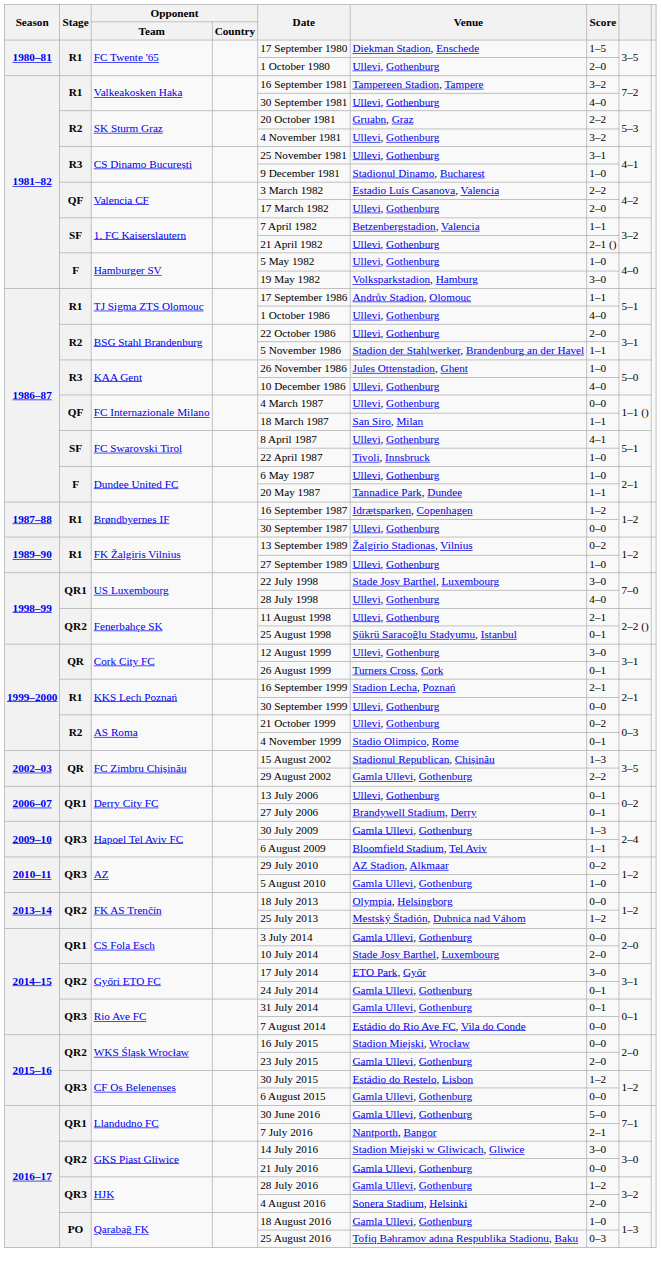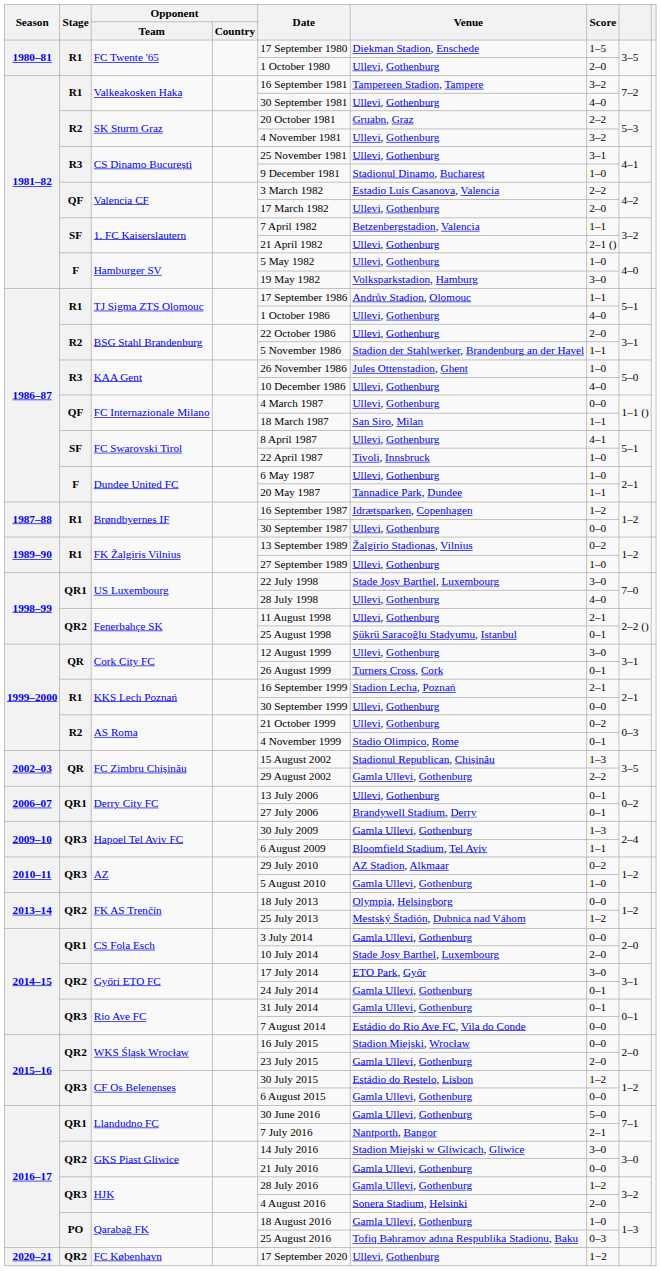+ row: (32, 1256)
